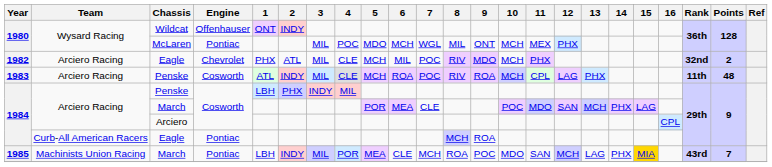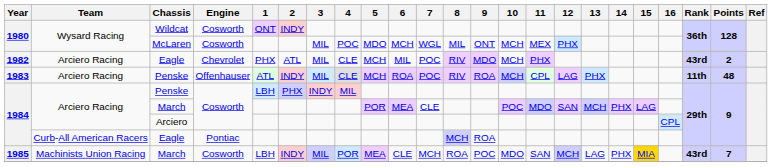(223, 28) Offenhauser -> (223, 28) Cosworth
(223, 44) Pontiac -> (223, 44) Cosworth
(697, 60) 32nd -> (697, 60) 43rd
(223, 75) Cosworth -> (223, 75) Offenhauser
(223, 154) Pontiac -> (223, 154) Cosworth
